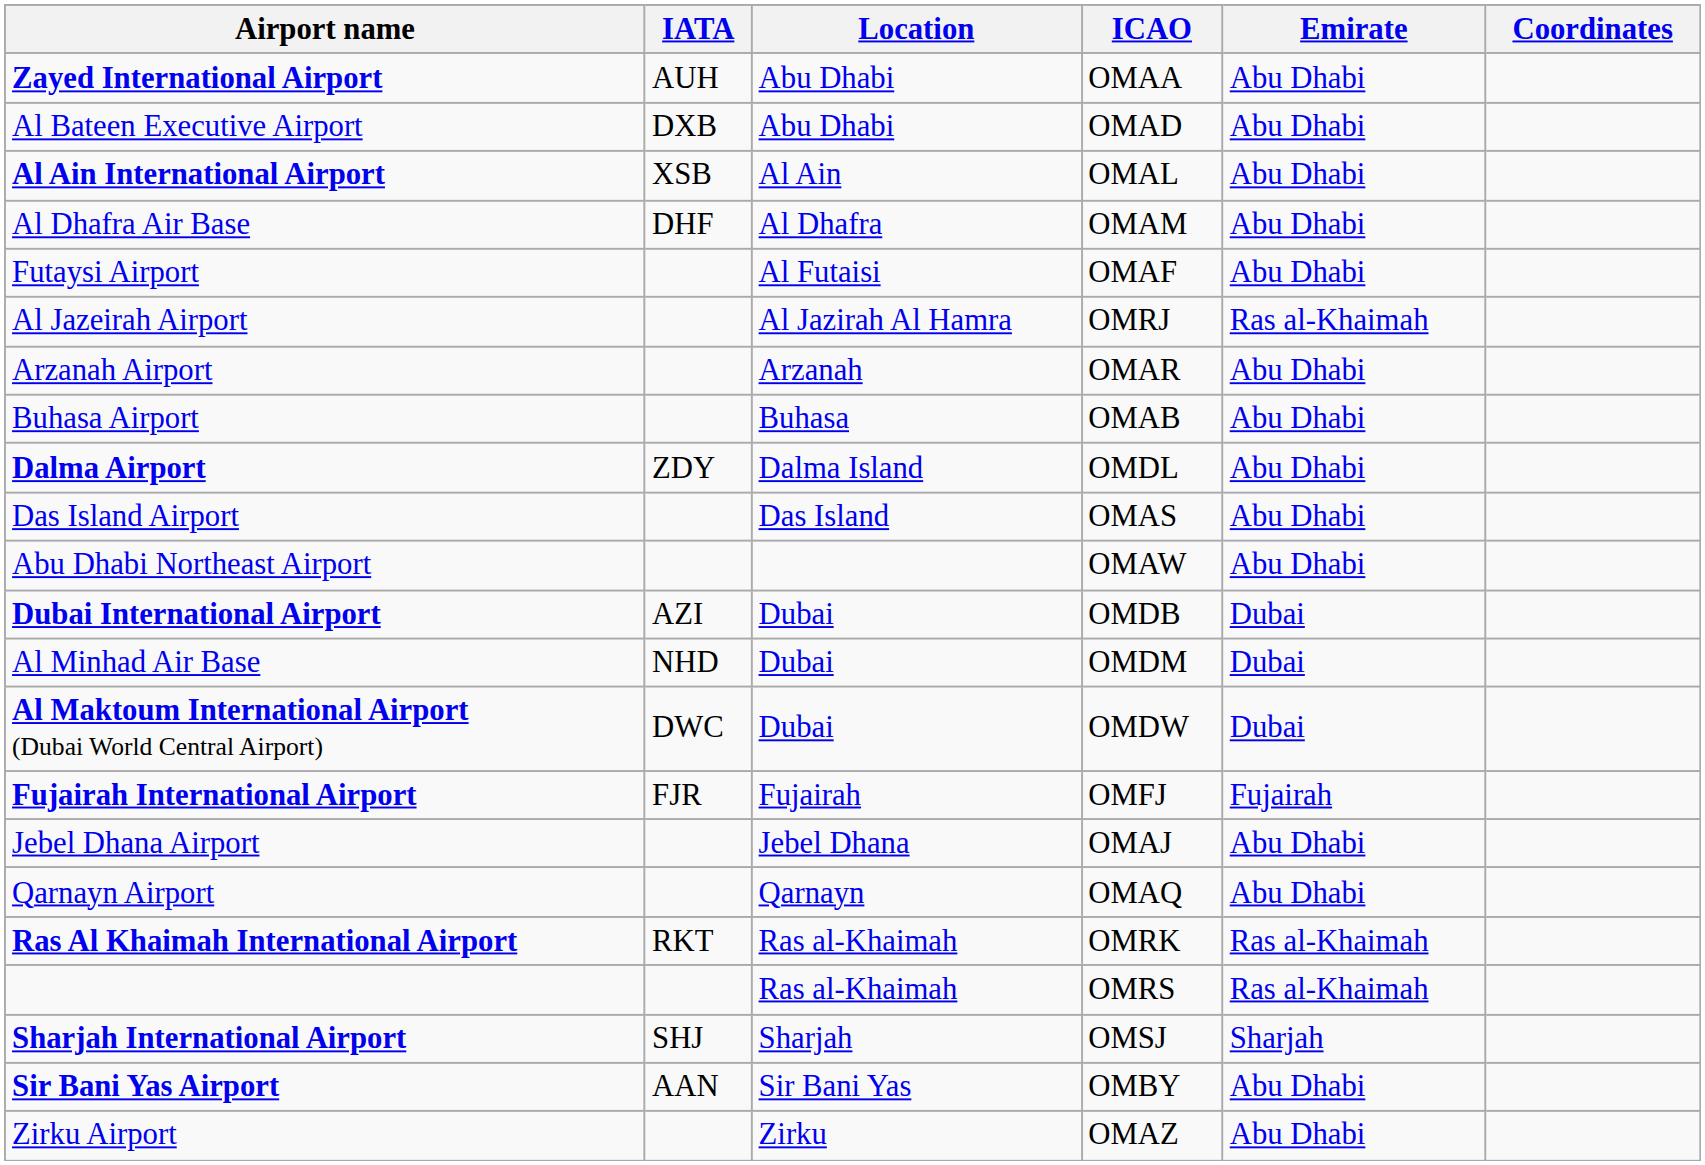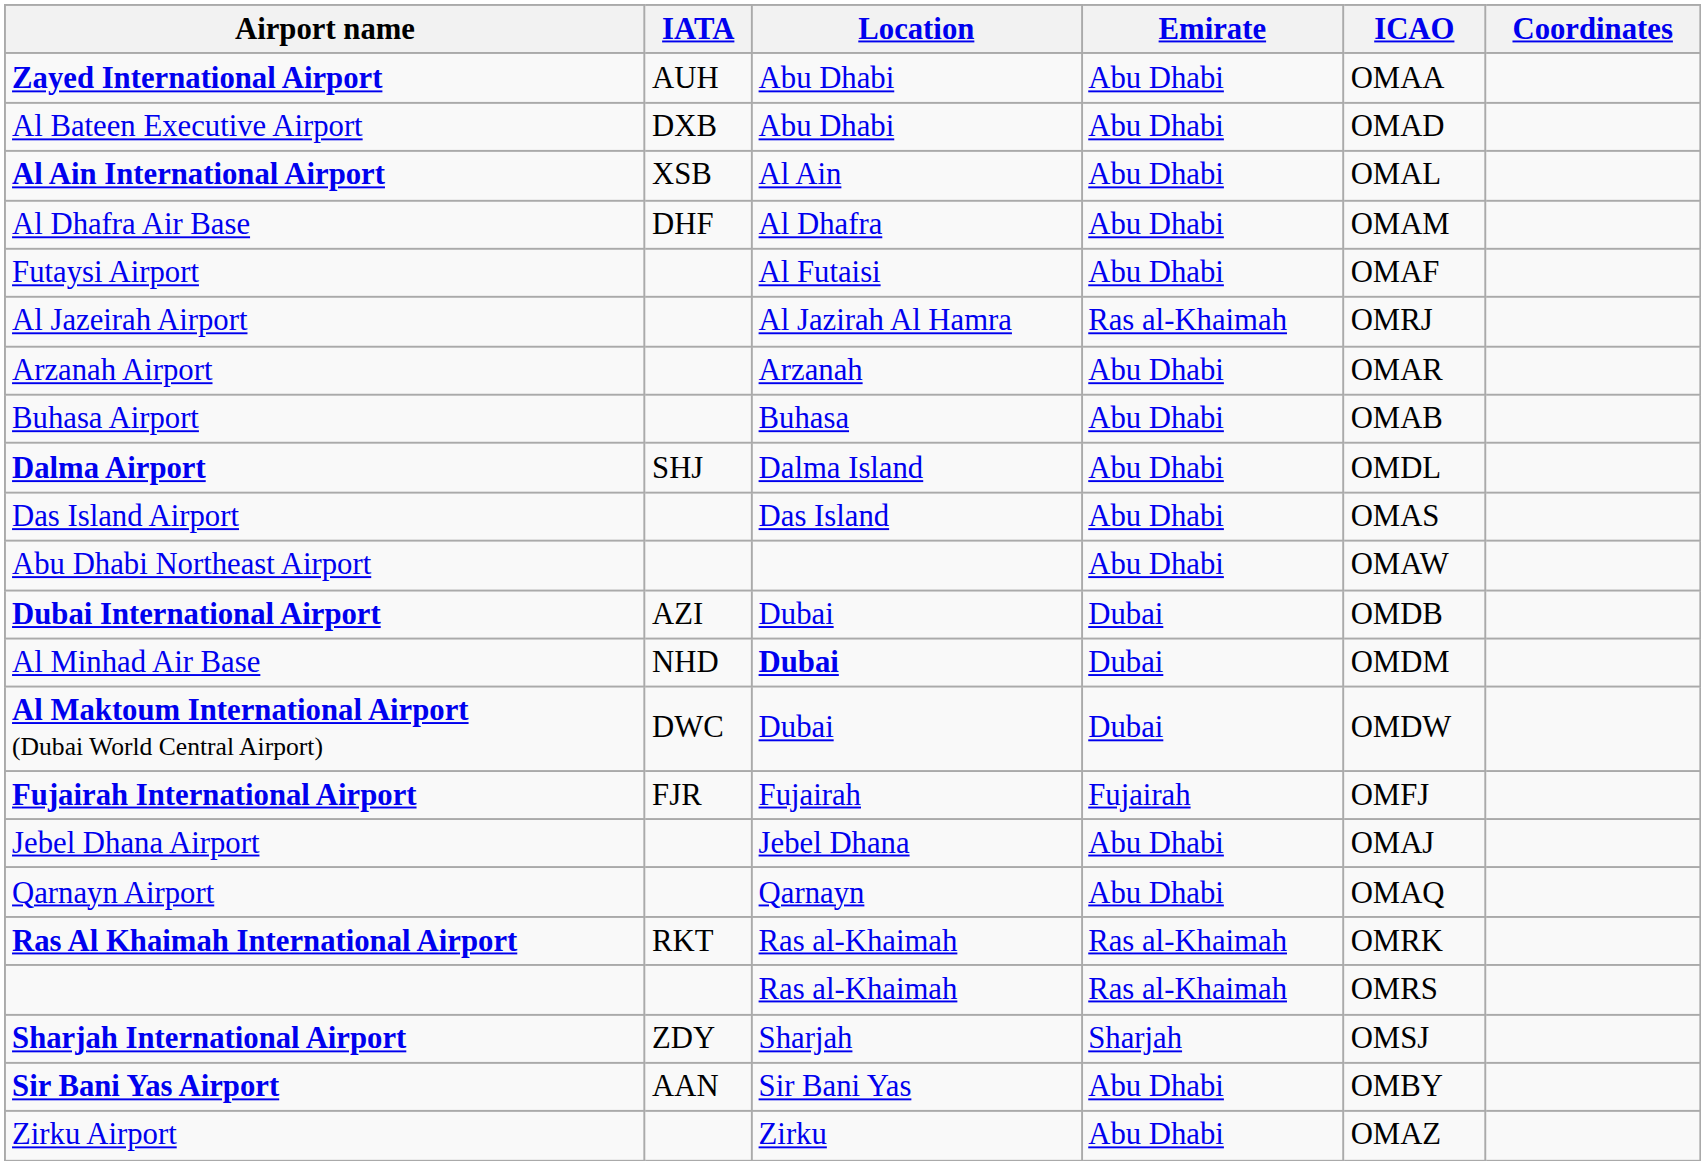columns swapped: (1354, 28) <-> (1152, 28)
(684, 467) ZDY -> (678, 467) SHJ
(796, 662) normal -> (799, 662) bold
(678, 1037) SHJ -> (684, 1037) ZDY
